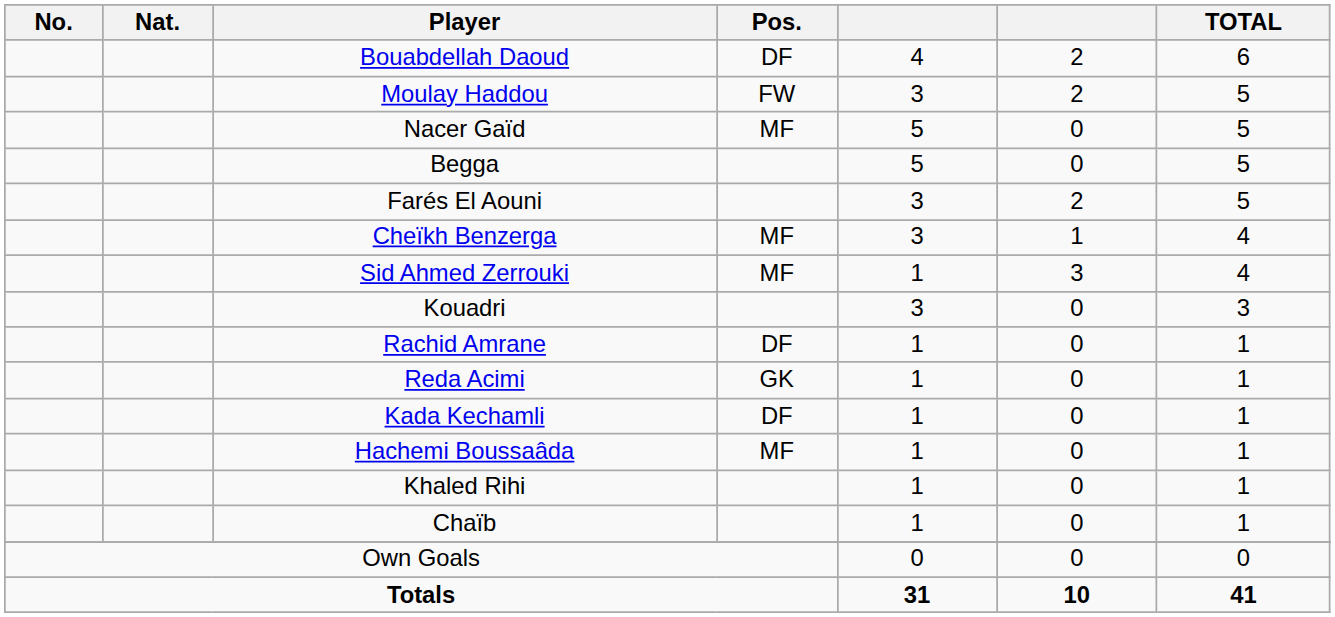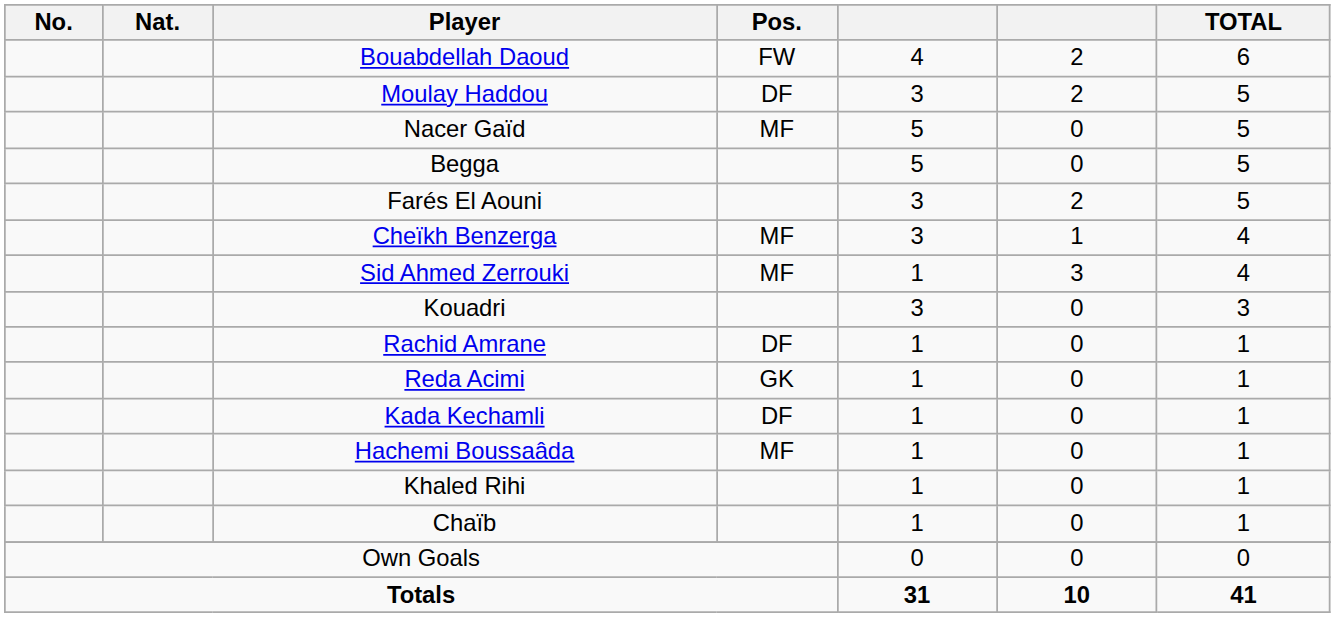(777, 57) DF -> (777, 57) FW
(777, 93) FW -> (777, 93) DF
